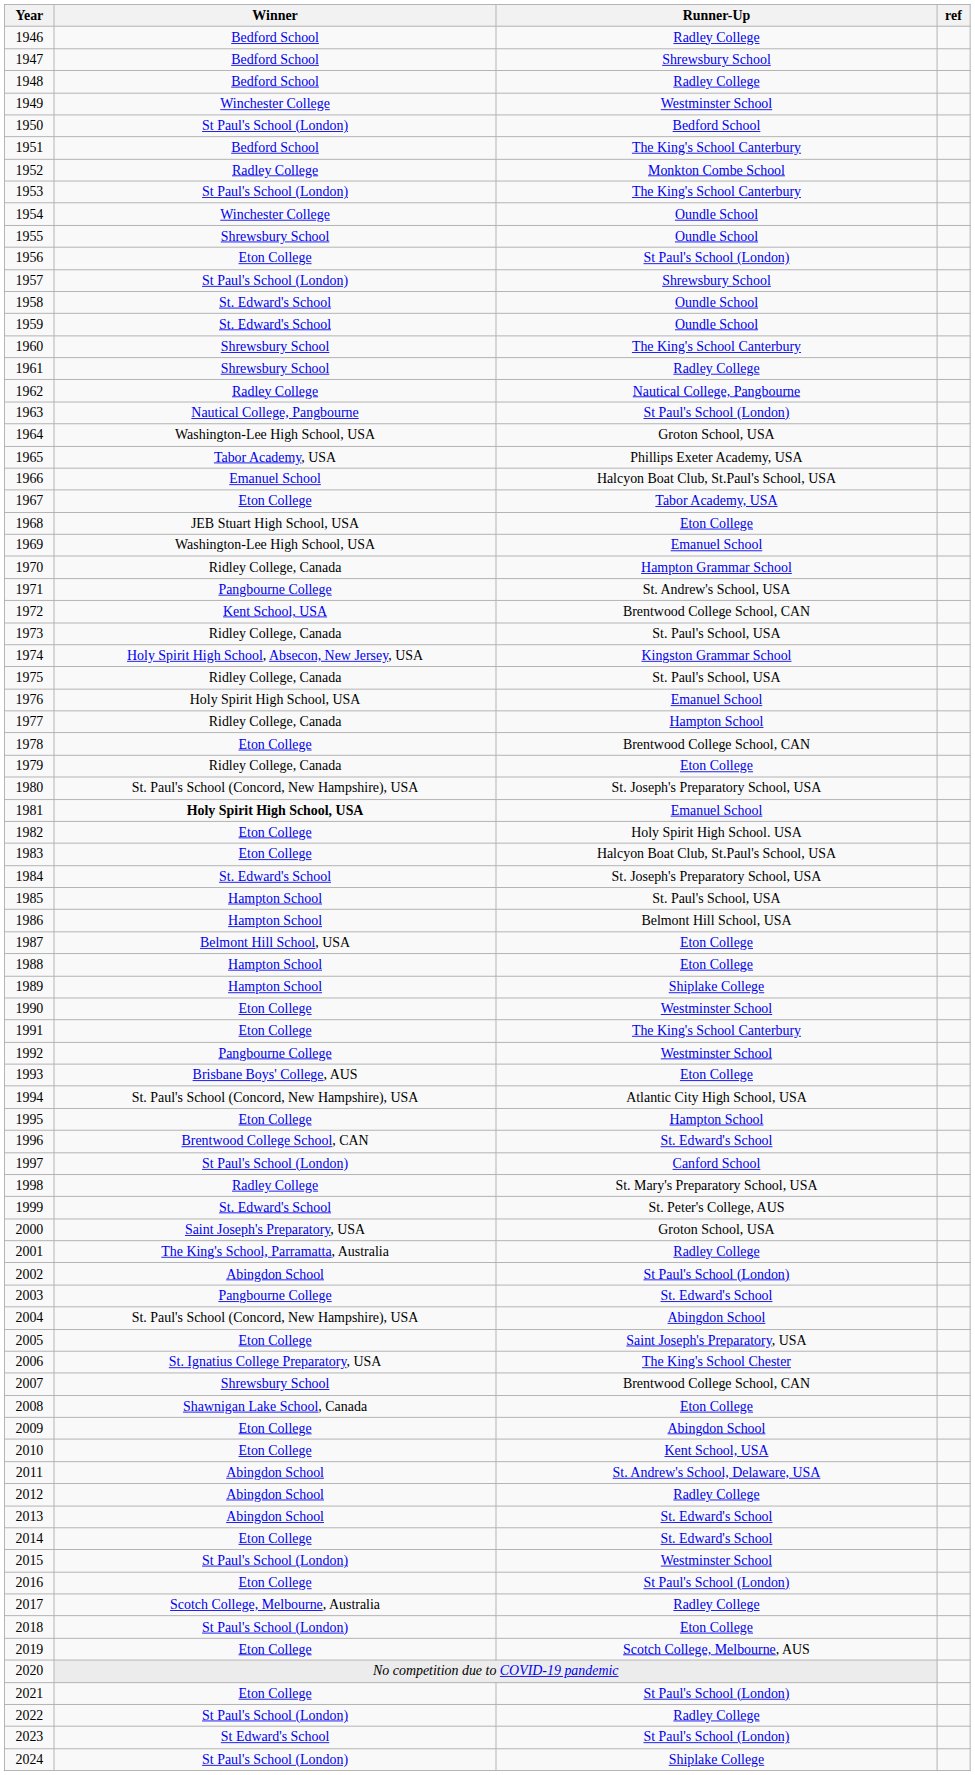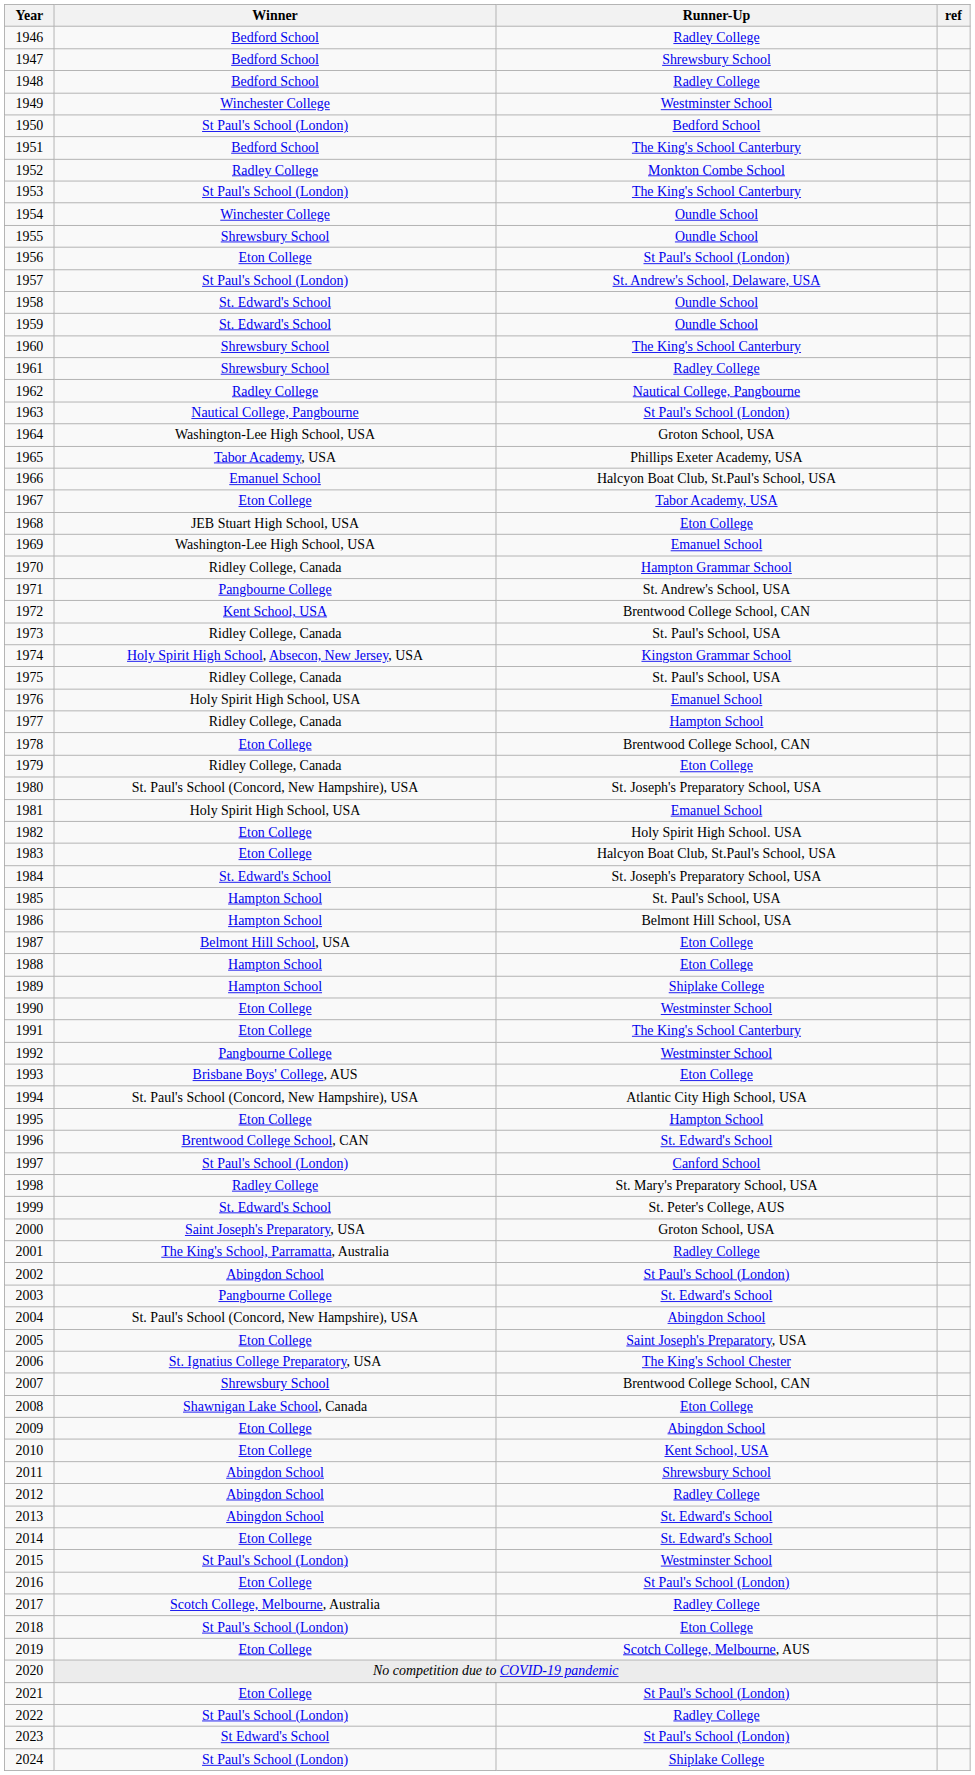(716, 280) Shrewsbury School -> (716, 280) St. Andrew's School, Delaware, USA
(275, 810) bold -> (275, 810) normal
(716, 1472) St. Andrew's School, Delaware, USA -> (716, 1472) Shrewsbury School
